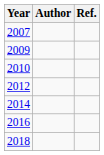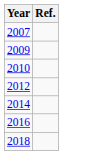- column: (53, 13)
